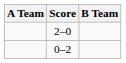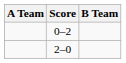rows swapped: (63, 31) <-> (63, 49)
